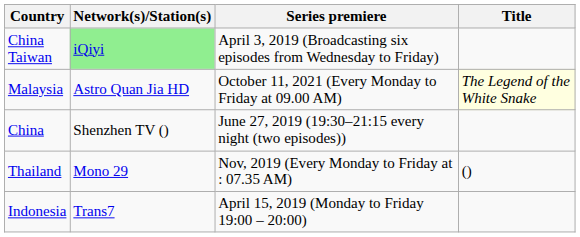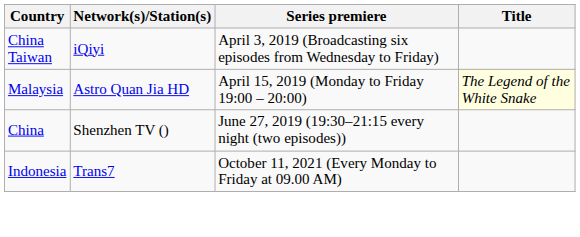(89, 48) lightgreen background -> (89, 48) no background
(327, 89) October 11, 2021 (Every Monday to Friday at 09.00 AM) -> (321, 89) April 15, 2019 (Monday to Friday 19:00 – 20:00)
- row: (35, 171)
(321, 211) April 15, 2019 (Monday to Friday 19:00 – 20:00) -> (327, 171) October 11, 2021 (Every Monday to Friday at 09.00 AM)
